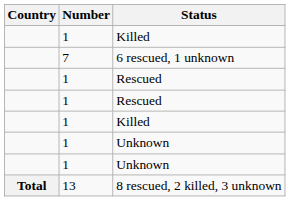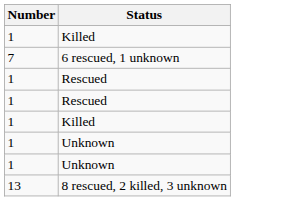- column: (32, 15)
